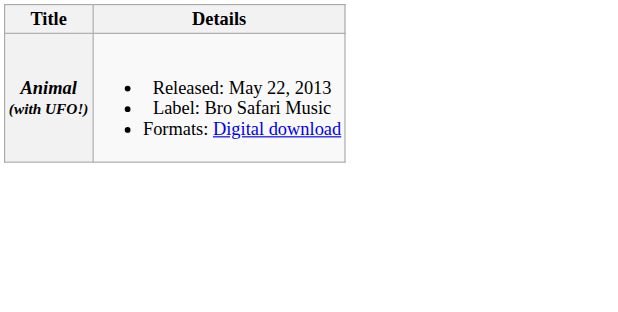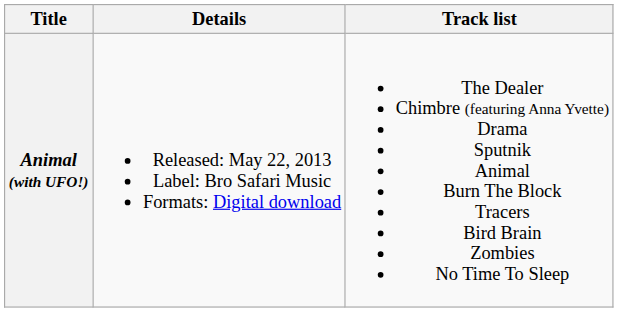+ column: (479, 19)
